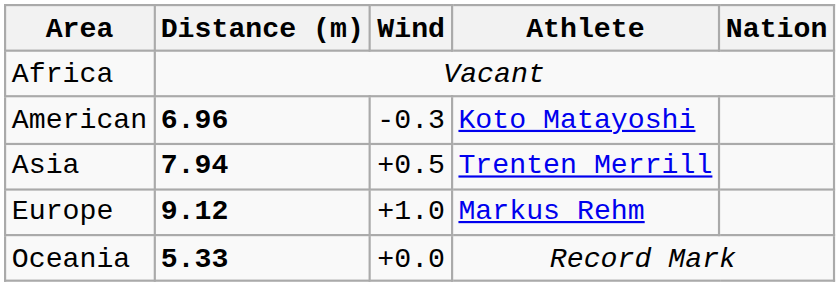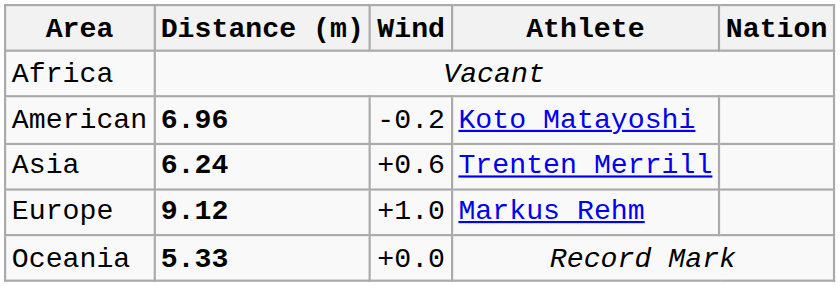(411, 120) -0.3 -> (411, 120) -0.2
(195, 166) 7.94 -> (195, 166) 6.24
(411, 166) +0.5 -> (411, 166) +0.6
